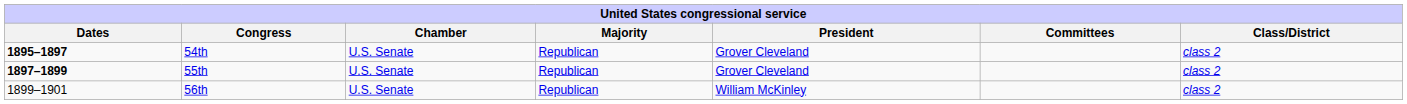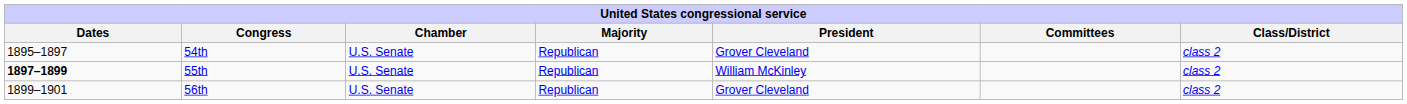(37, 52) bold -> (37, 52) normal
(762, 71) Grover Cleveland -> (761, 71) William McKinley
(761, 90) William McKinley -> (762, 90) Grover Cleveland
